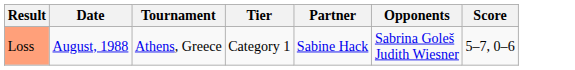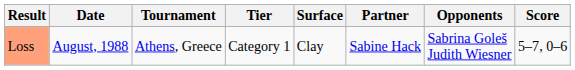+ column: (320, 15)
